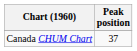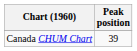(113, 38) 37 -> (113, 38) 39
